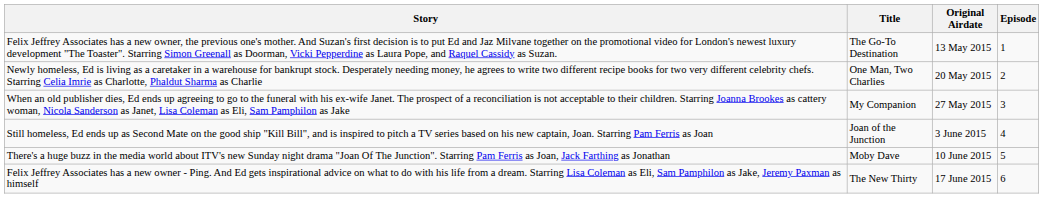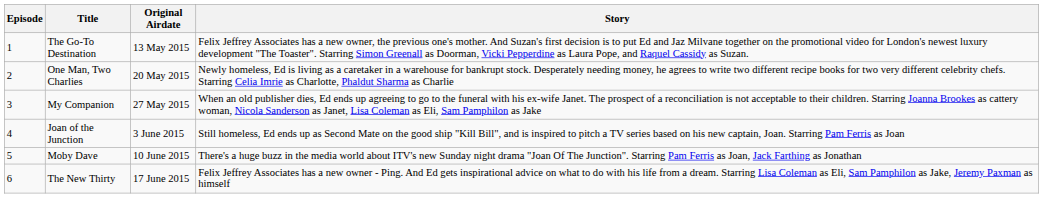columns swapped: (1018, 18) <-> (426, 18)
